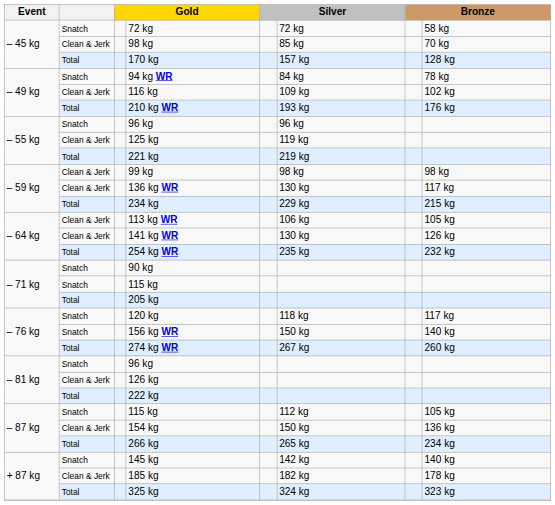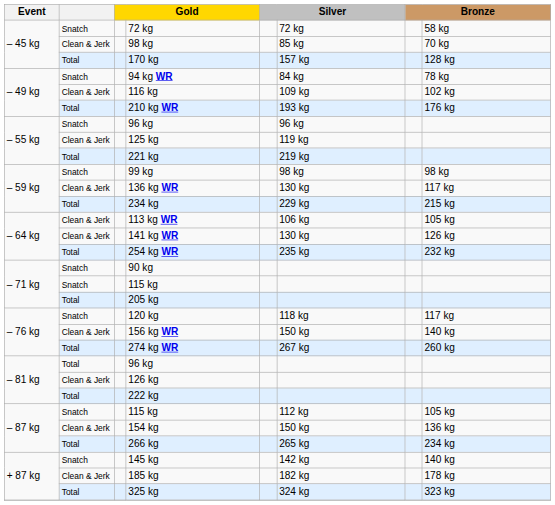(86, 172) Clean & Jerk -> (75, 172) Snatch
(75, 332) Snatch -> (86, 332) Clean & Jerk
(75, 364) Snatch -> (71, 364) Total
